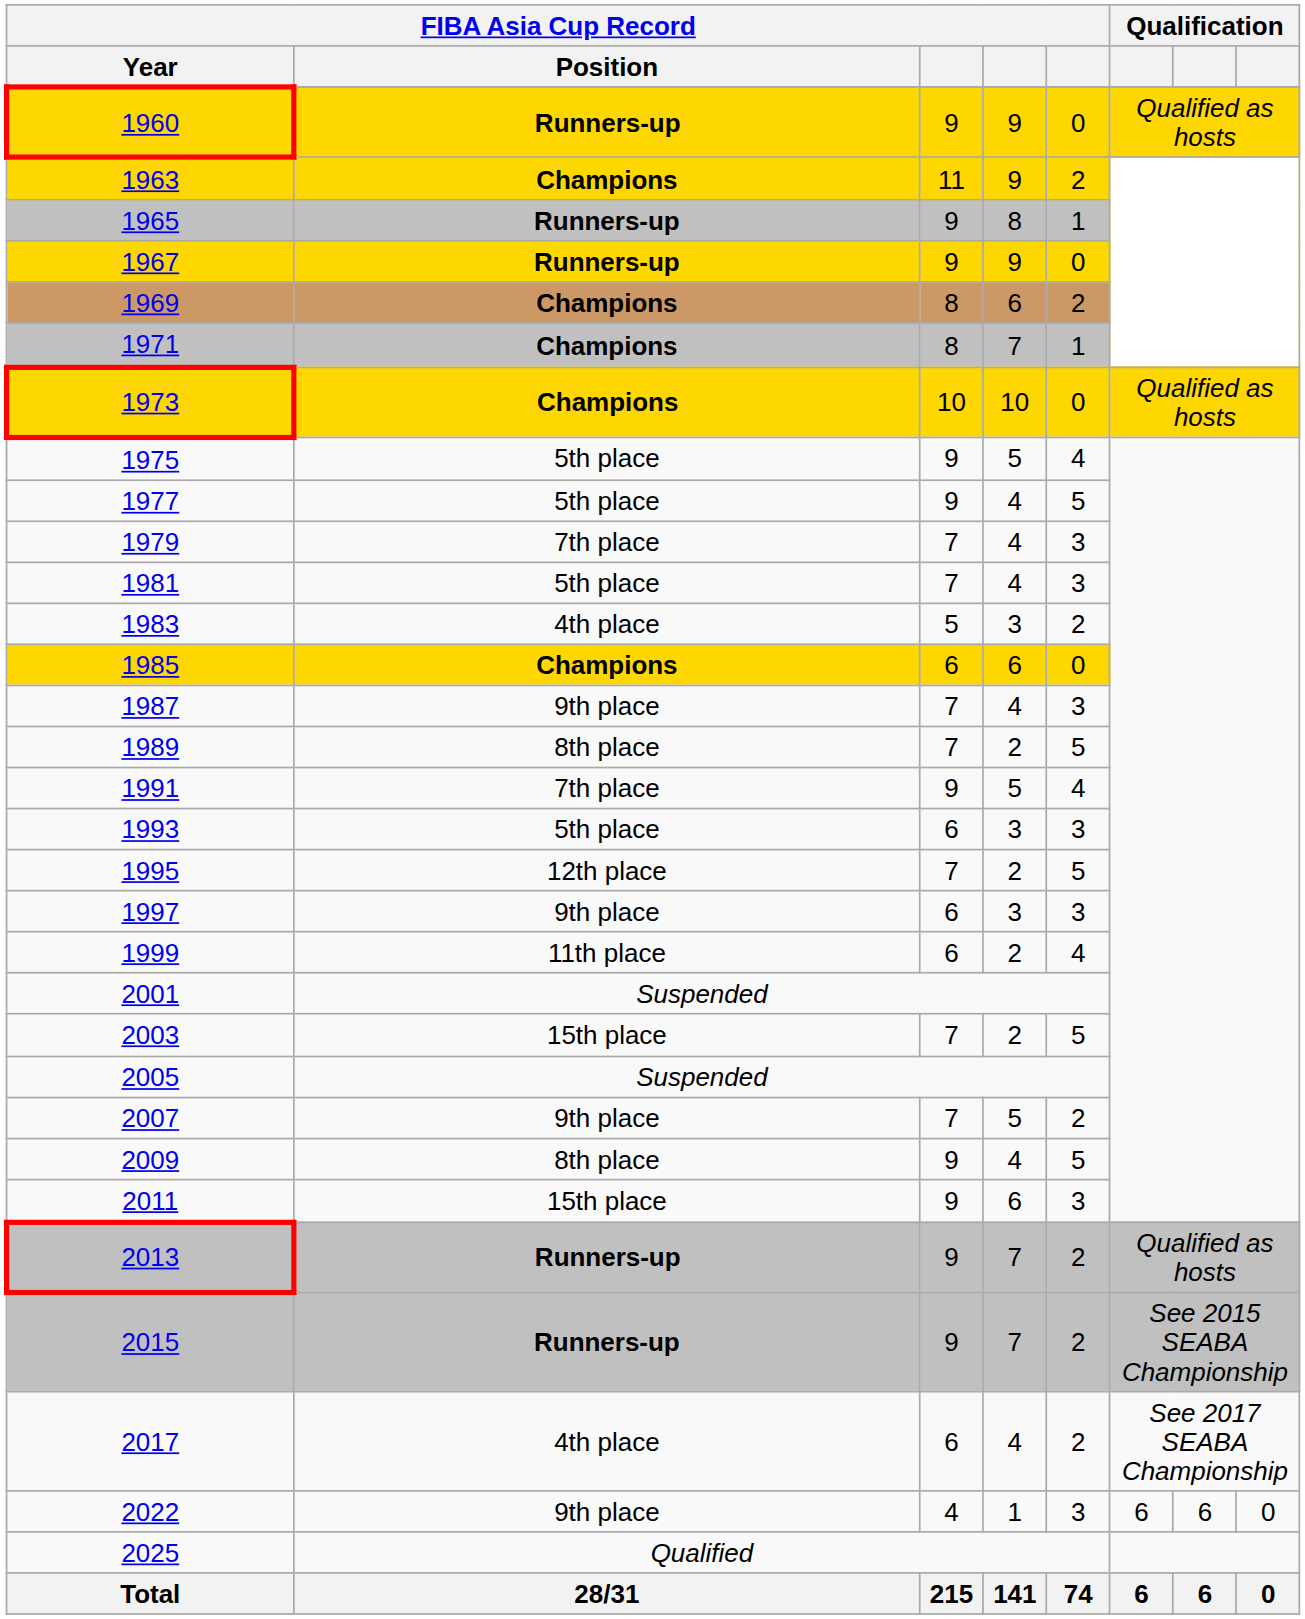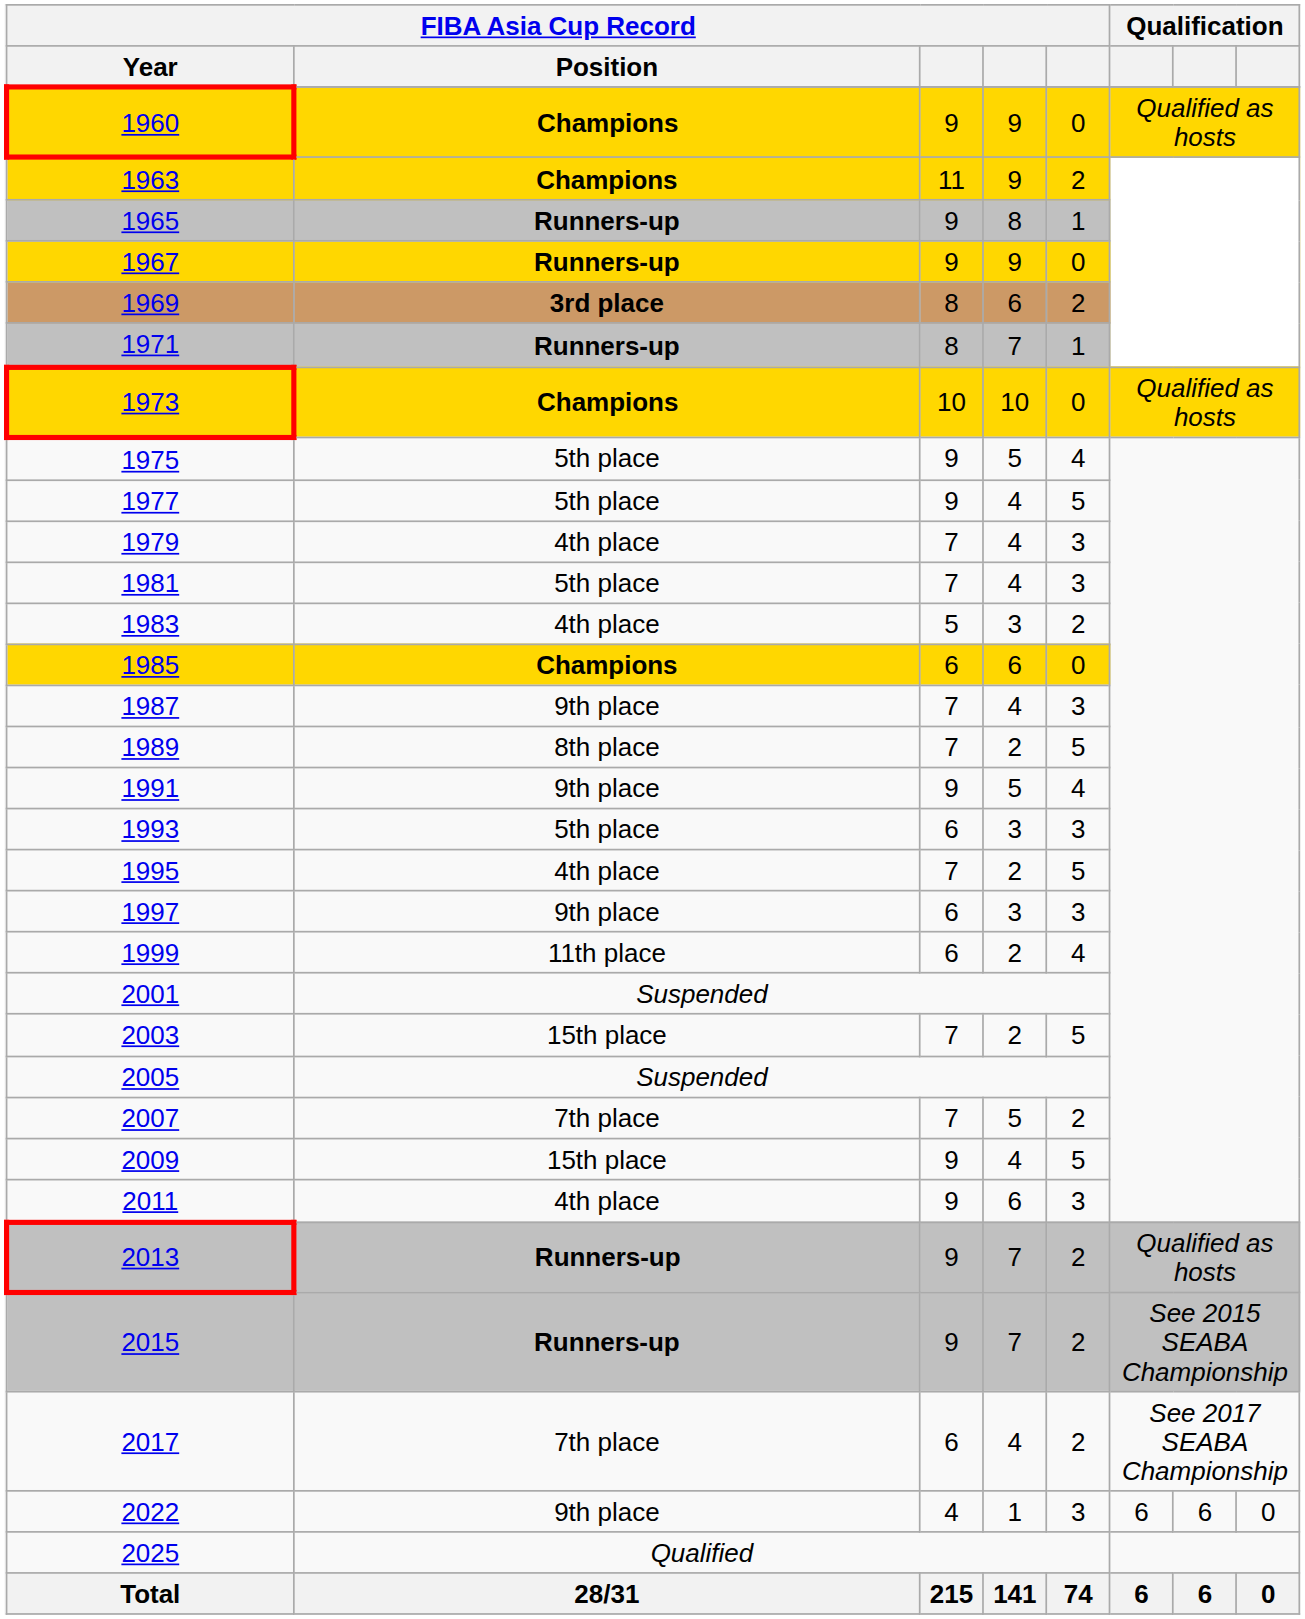(608, 122) Runners-up -> (608, 122) Champions
(607, 303) Champions -> (607, 303) 3rd place
(607, 345) Champions -> (607, 345) Runners-up
(607, 542) 7th place -> (607, 542) 4th place
(607, 788) 7th place -> (607, 788) 9th place
(607, 871) 12th place -> (607, 871) 4th place
(607, 1118) 9th place -> (607, 1118) 7th place
(607, 1159) 8th place -> (607, 1159) 15th place
(607, 1201) 15th place -> (607, 1201) 4th place
(607, 1441) 4th place -> (607, 1441) 7th place
